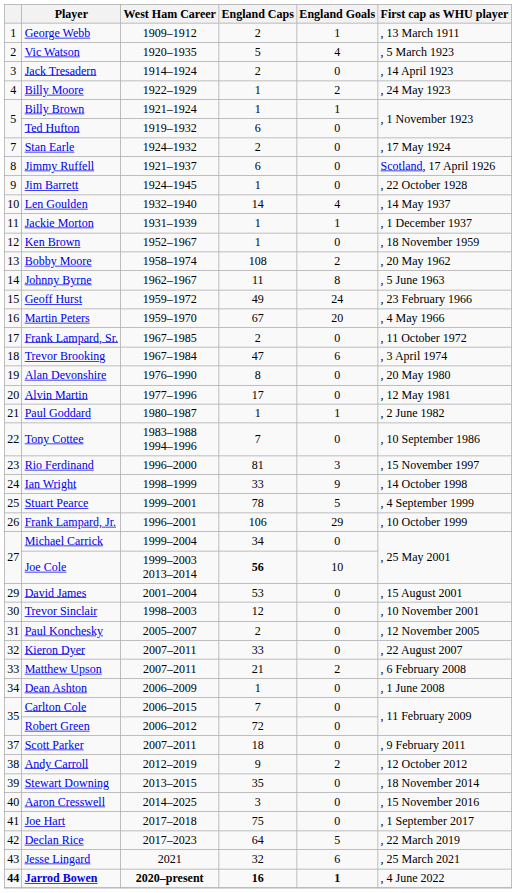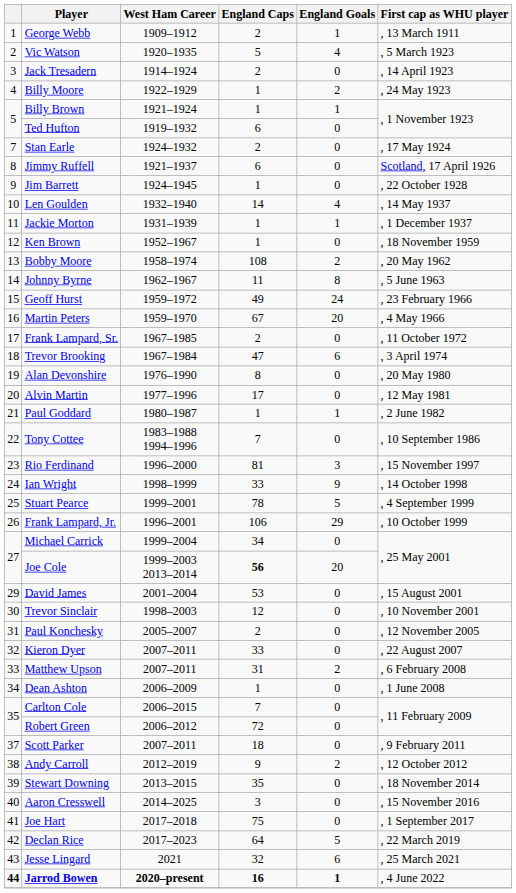(337, 567) 10 -> (337, 567) 20
(258, 669) 21 -> (258, 669) 31
